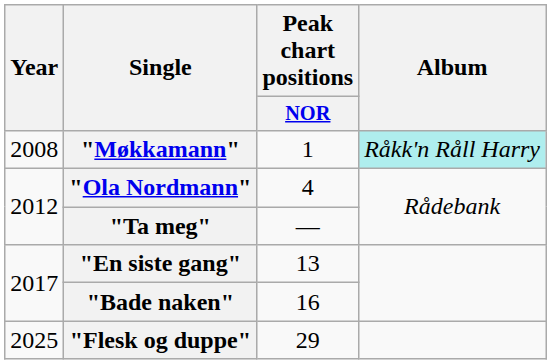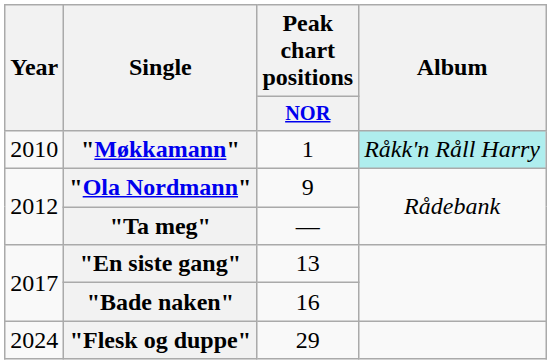(34, 149) 2008 -> (34, 149) 2010
(308, 187) 4 -> (308, 187) 9
(34, 339) 2025 -> (34, 339) 2024
